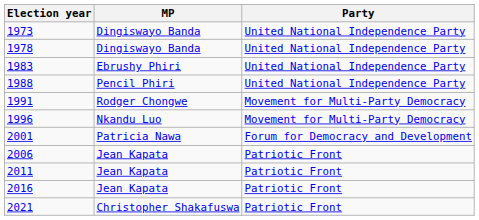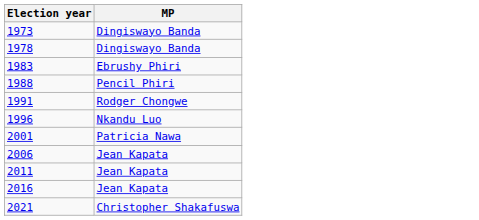- column: (358, 13)
